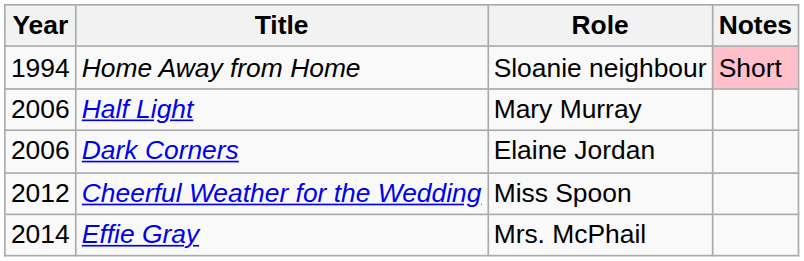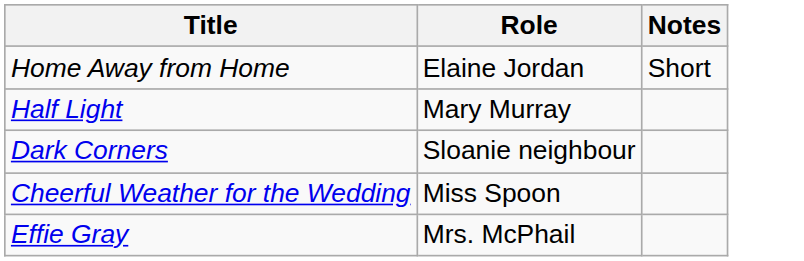- column: (40, 25)
(600, 67) Sloanie neighbour -> (503, 67) Elaine Jordan
(750, 67) pink background -> (679, 67) no background
(574, 151) Elaine Jordan -> (529, 151) Sloanie neighbour
